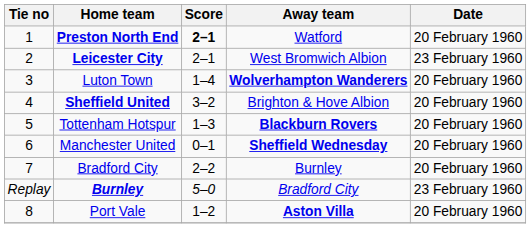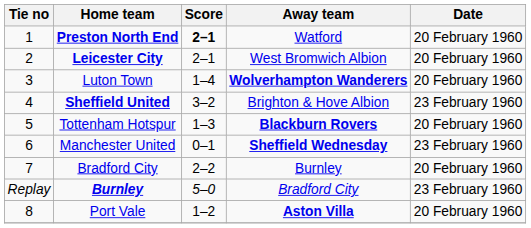(468, 59) 23 February 1960 -> (468, 59) 20 February 1960
(468, 102) 20 February 1960 -> (468, 102) 23 February 1960
(468, 146) 20 February 1960 -> (468, 146) 23 February 1960
